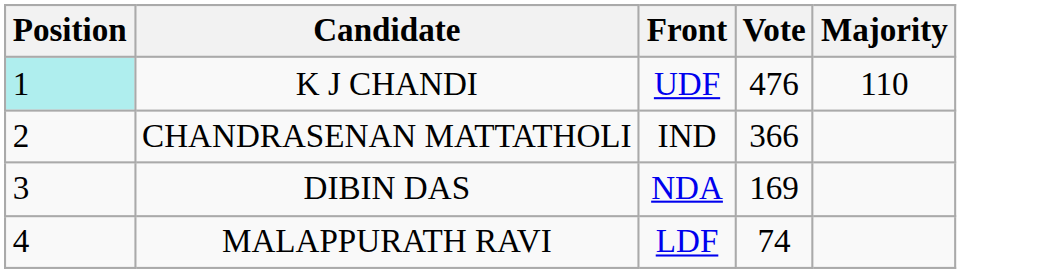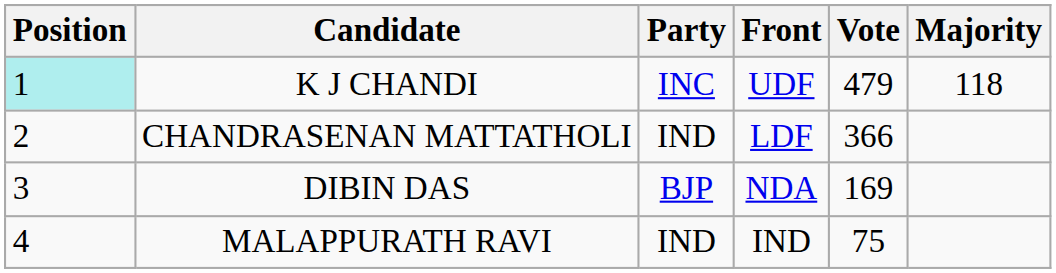+ column: (686, 30)
(774, 83) 476 -> (868, 83) 479
(884, 83) 110 -> (979, 83) 118
(687, 135) IND -> (781, 135) LDF
(687, 240) LDF -> (781, 240) IND
(774, 240) 74 -> (868, 240) 75
